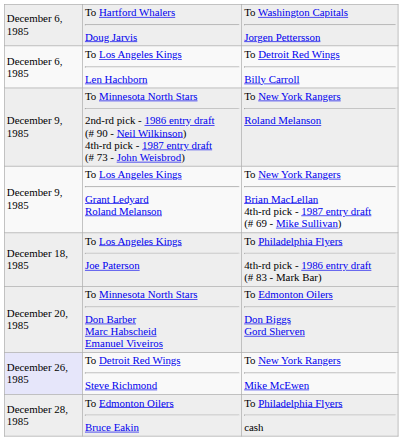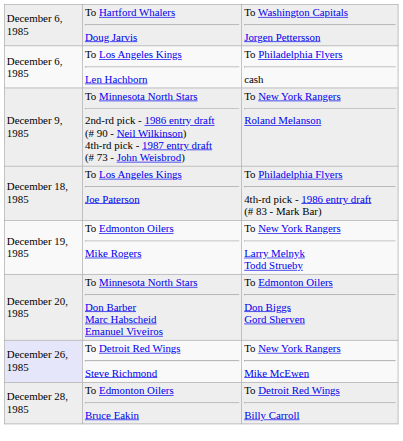(320, 67) To Detroit Red Wings Billy Carroll -> (320, 67) To Philadelphia Flyers cash
- row: (162, 193)
+ row: (162, 241)
(320, 415) To Philadelphia Flyers cash -> (320, 403) To Detroit Red Wings Billy Carroll
